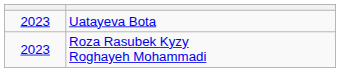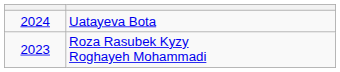(35, 21) 2023 -> (35, 21) 2024
